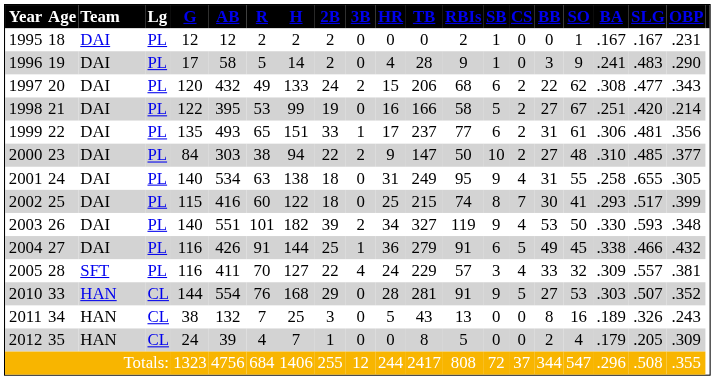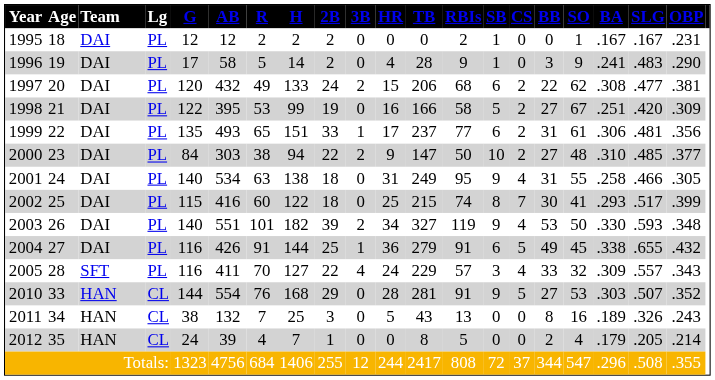(686, 85) .343 -> (686, 85) .381
(686, 108) .214 -> (686, 108) .309
(648, 178) .655 -> (648, 178) .466
(648, 247) .466 -> (648, 247) .655
(686, 270) .381 -> (686, 270) .343
(686, 339) .309 -> (686, 339) .214
